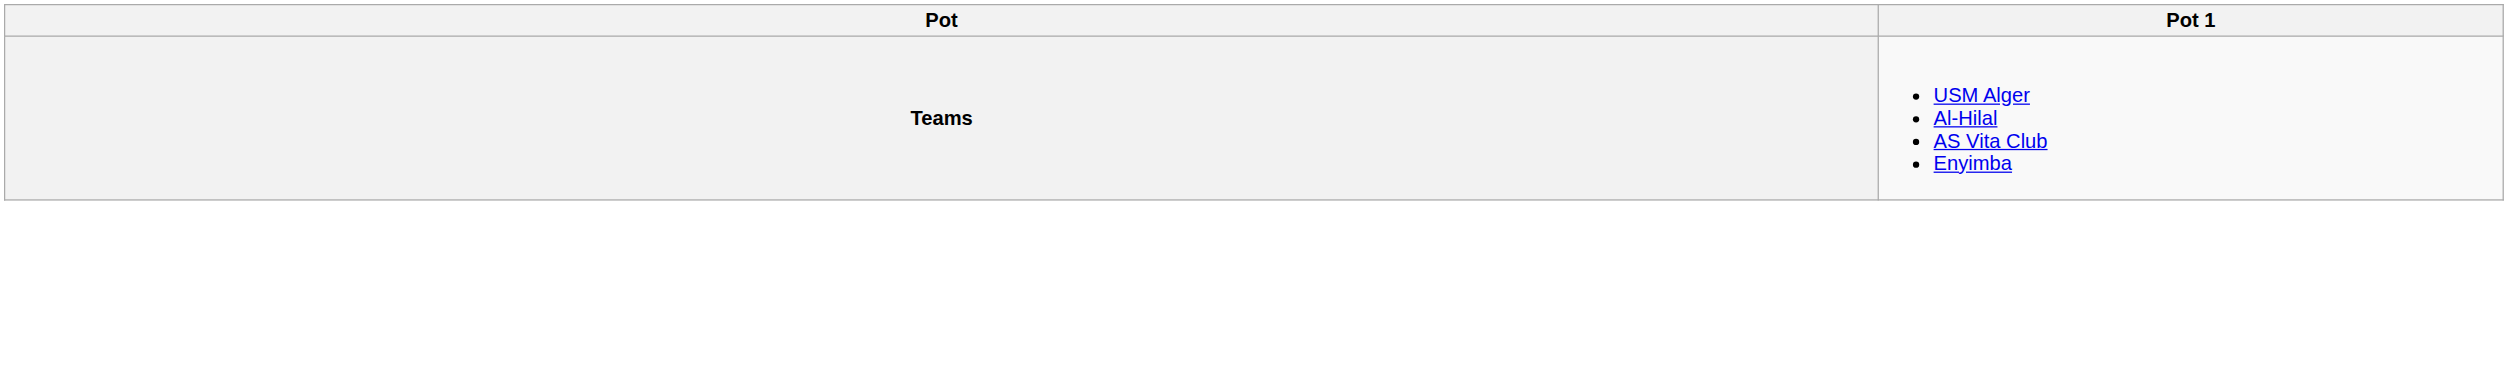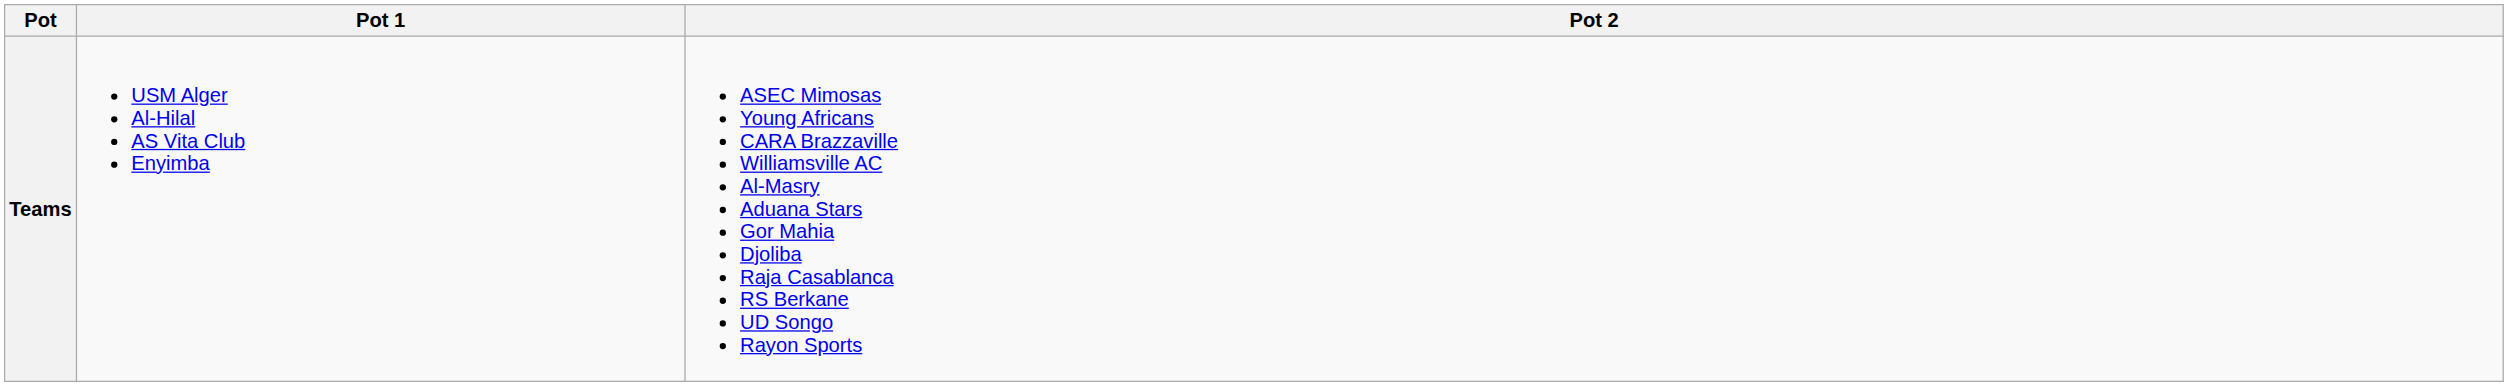+ column: (1594, 20)
